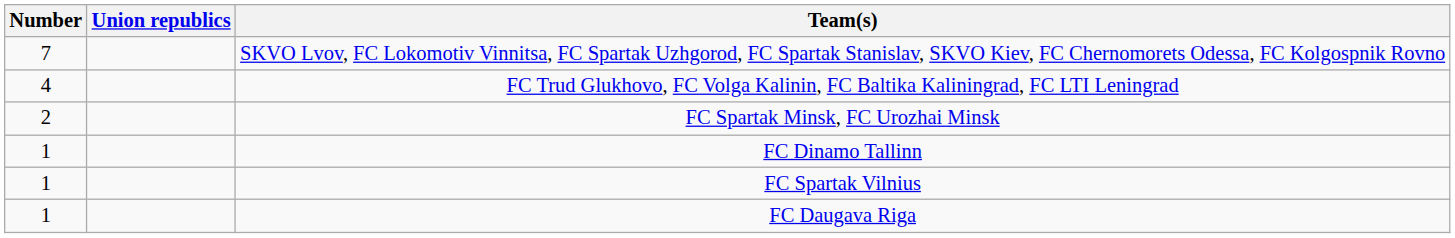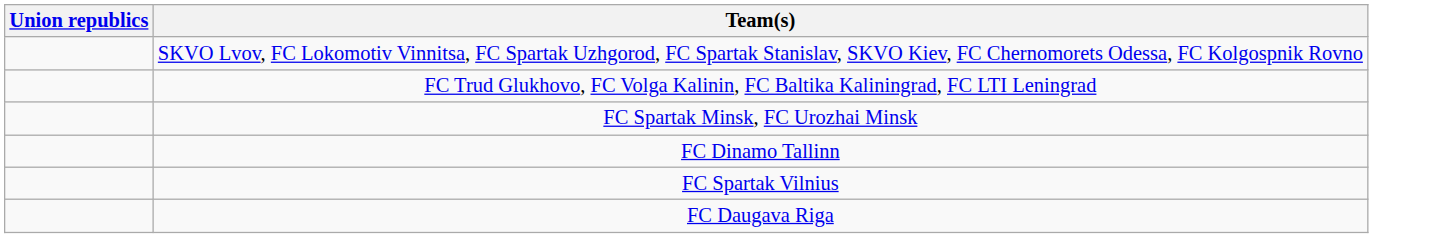- column: (46, 20)
